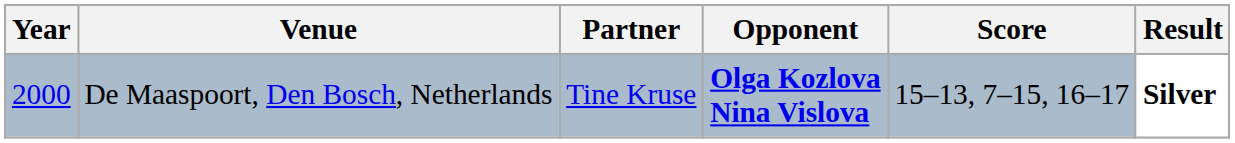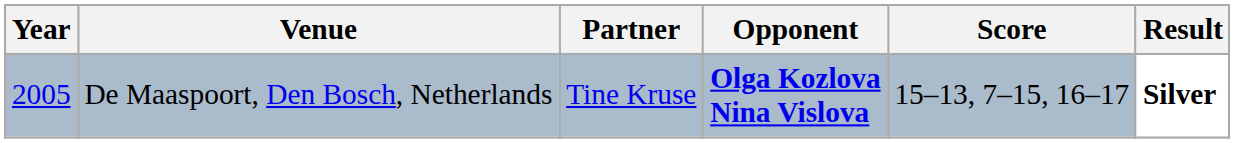(41, 94) 2000 -> (41, 94) 2005
